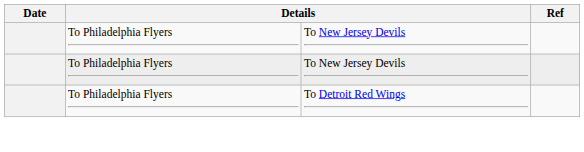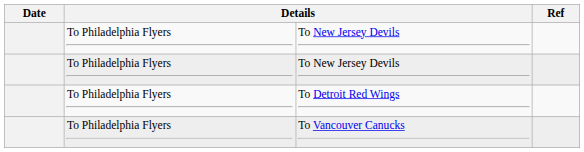+ row: (34, 132)
